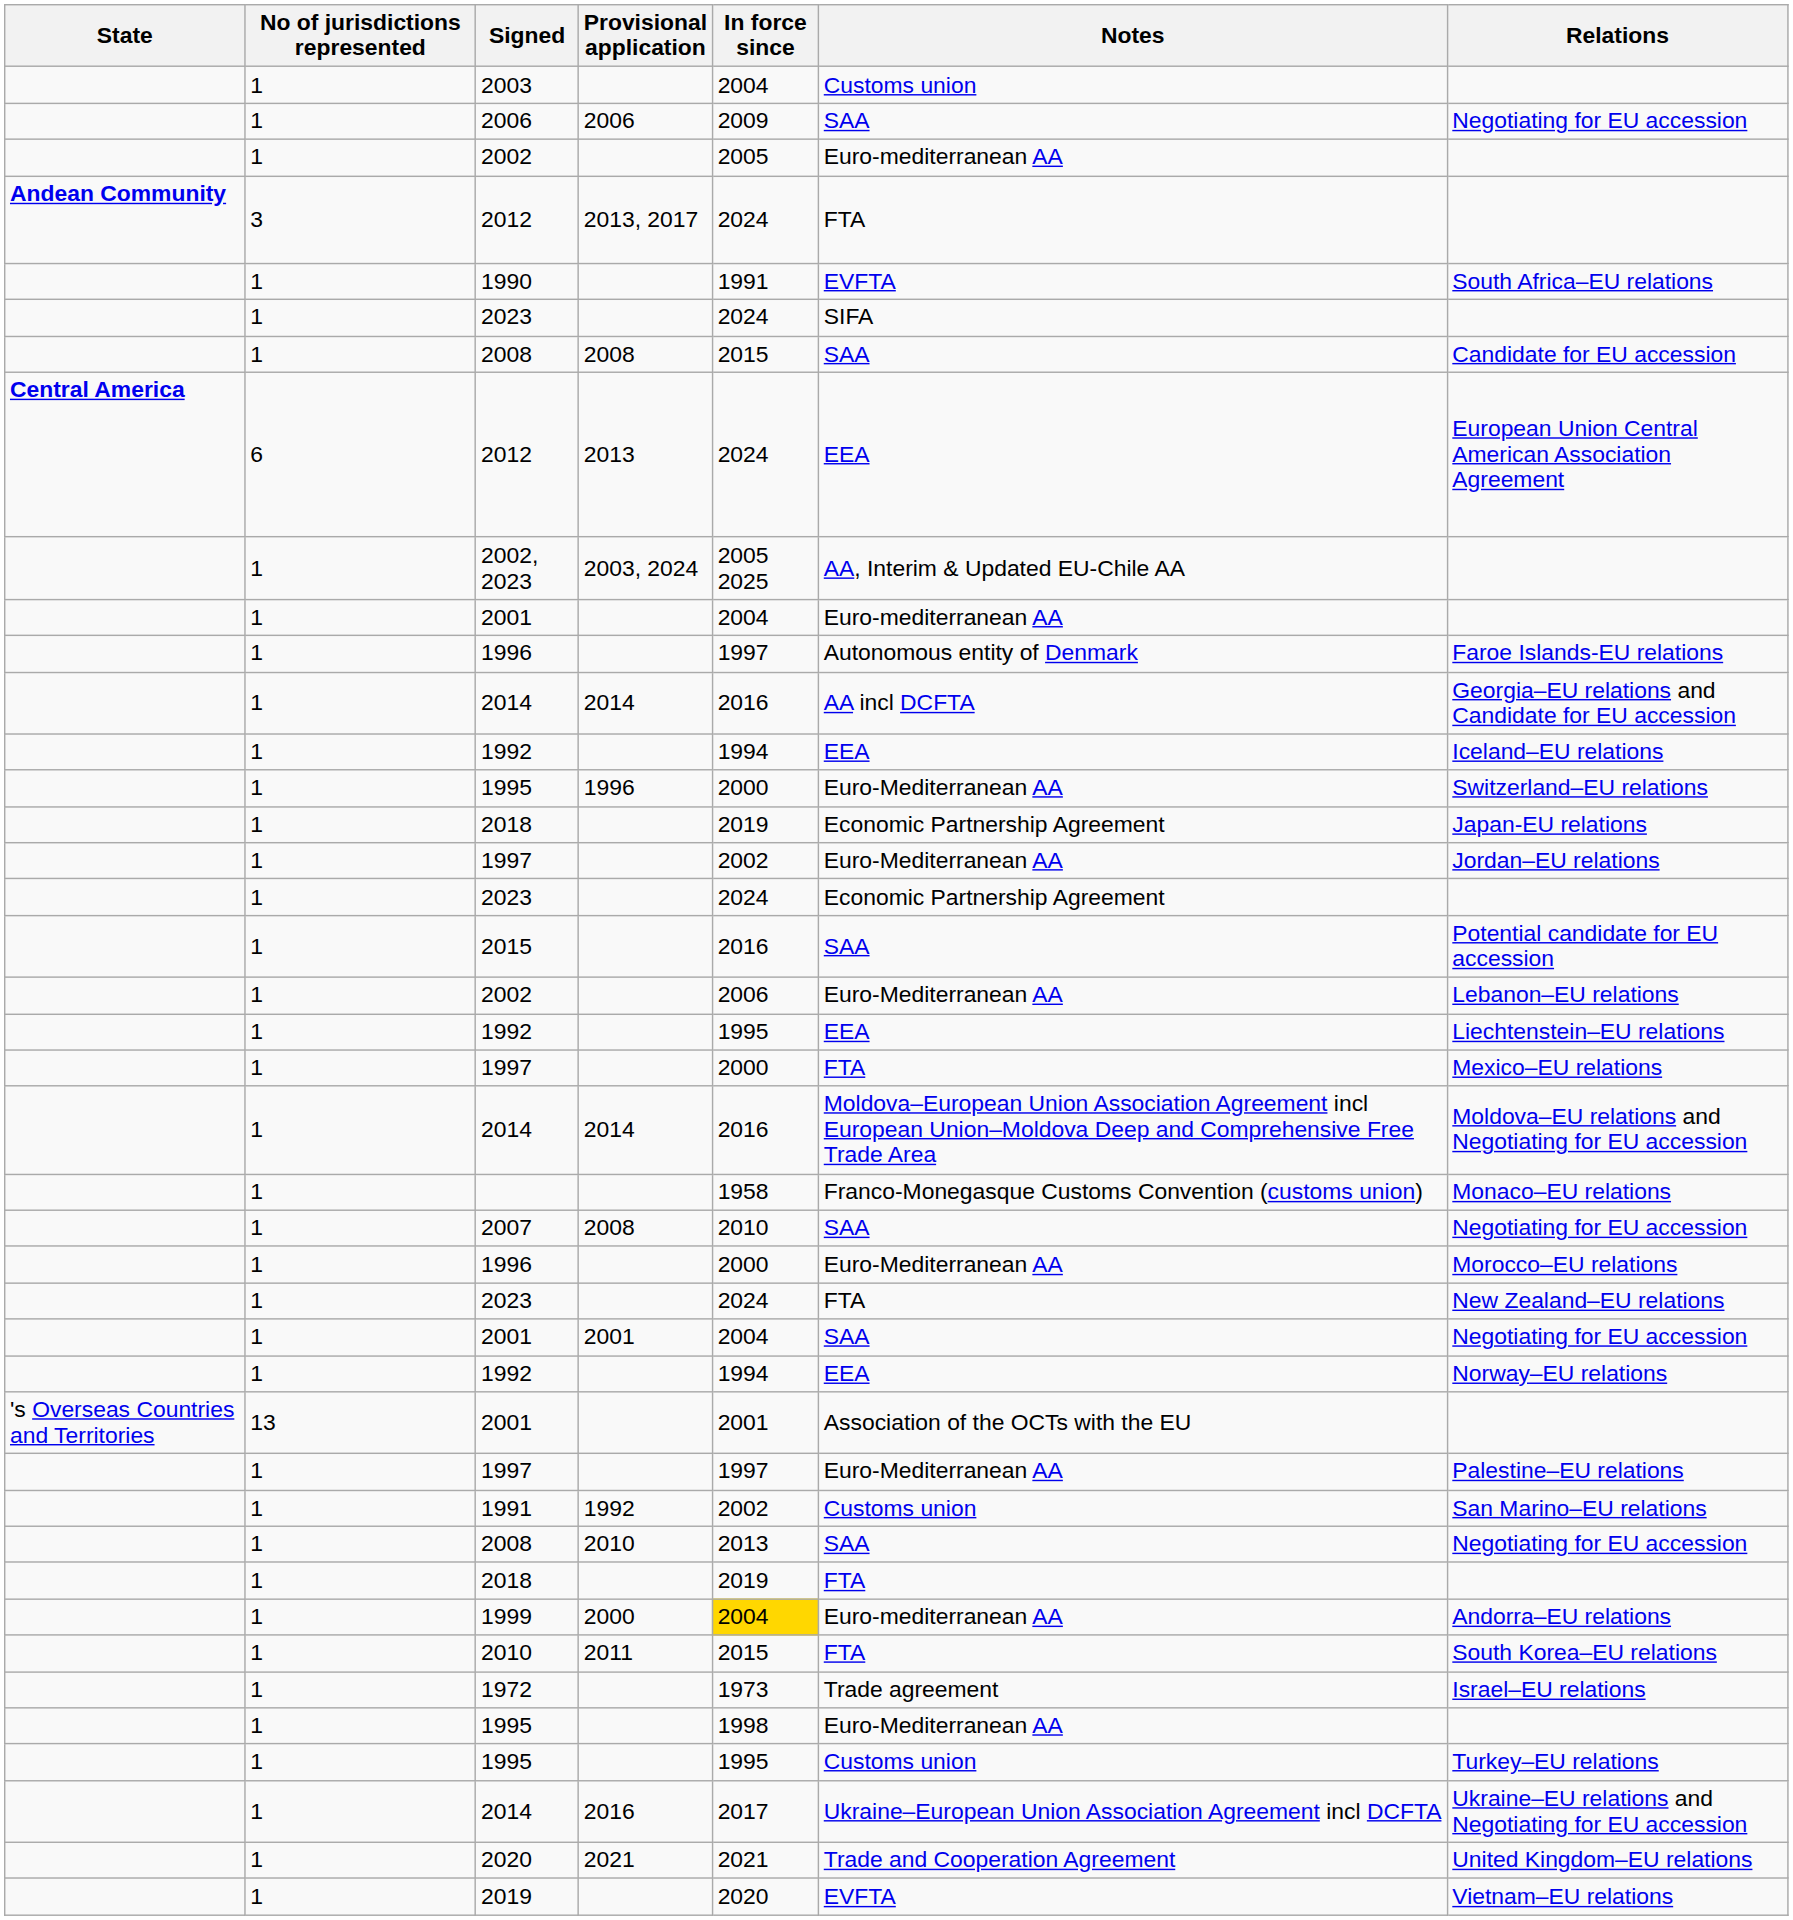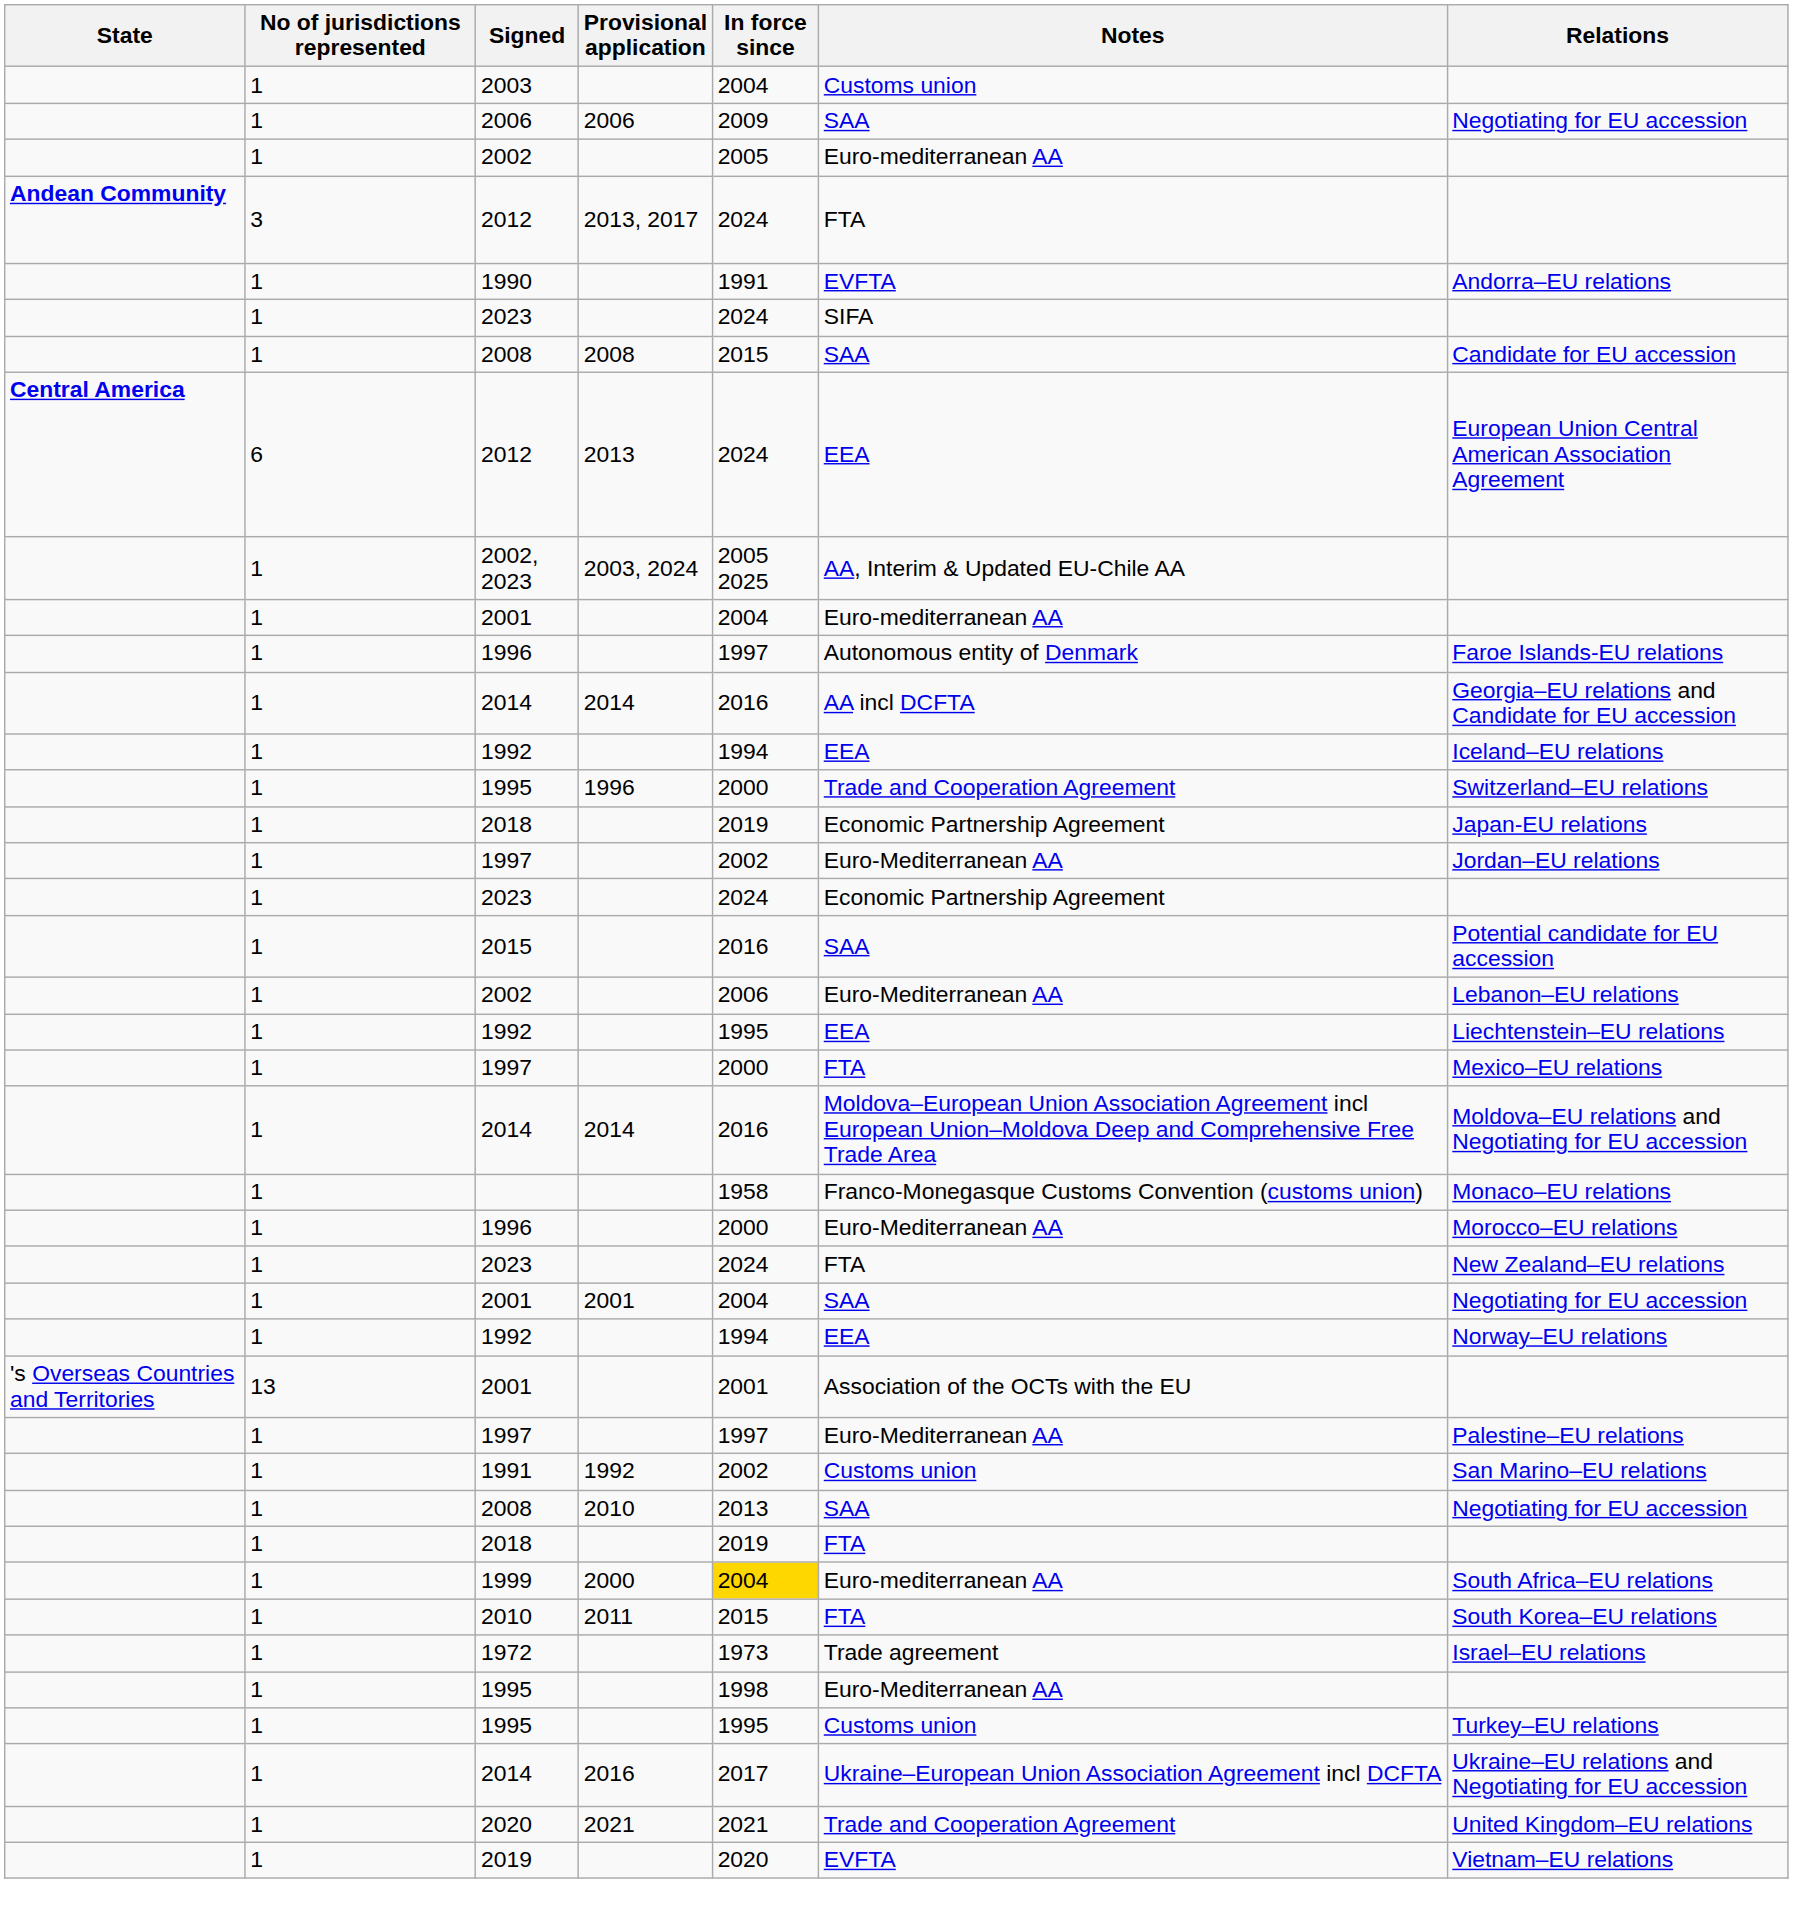(1583, 281) South Africa–EU relations -> (1562, 281) Andorra–EU relations
(943, 788) Euro-Mediterranean AA -> (1000, 788) Trade and Cooperation Agreement
- row: (506, 1228)
(1562, 1616) Andorra–EU relations -> (1583, 1580) South Africa–EU relations
